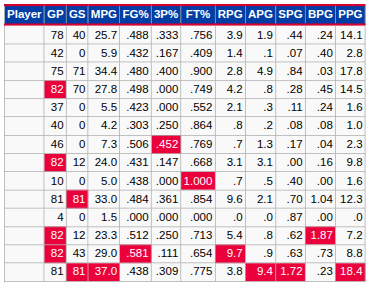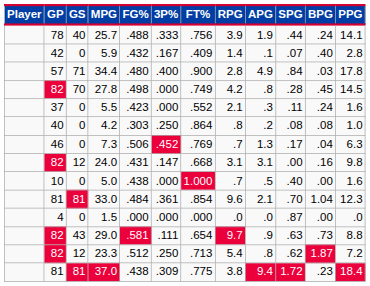(57, 71) 75 -> (57, 71) 57
(355, 144) 2.3 -> (355, 144) 6.3
rows swapped: (106, 254) <-> (106, 235)
